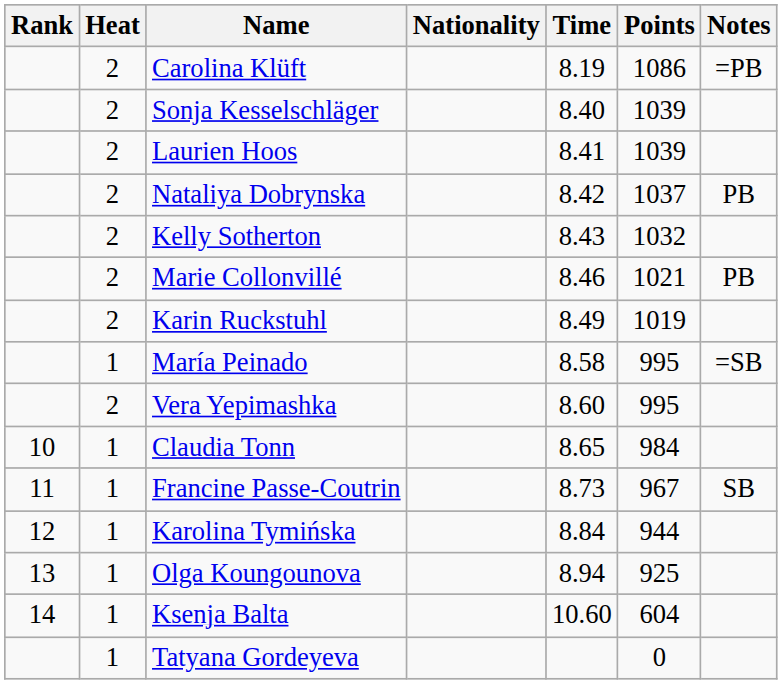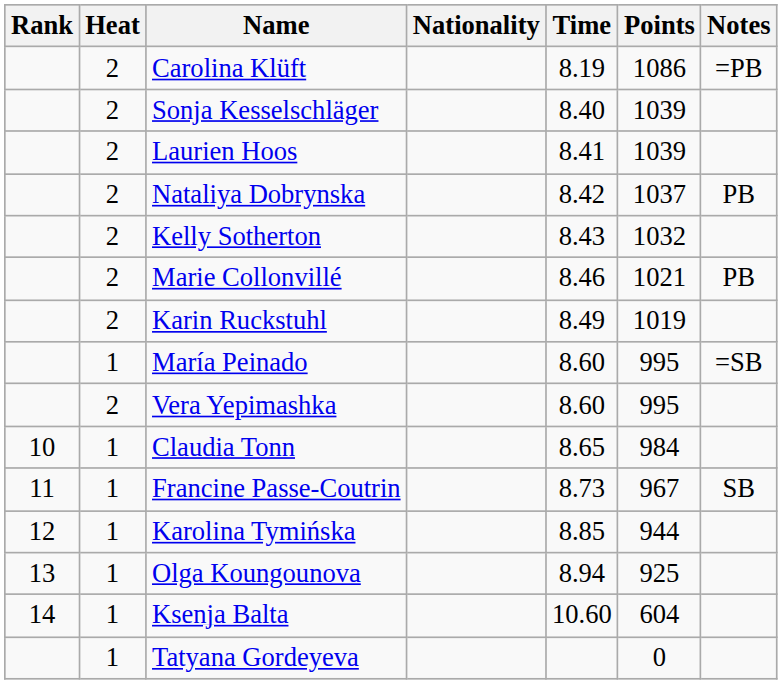(582, 362) 8.58 -> (582, 362) 8.60
(582, 531) 8.84 -> (582, 531) 8.85
